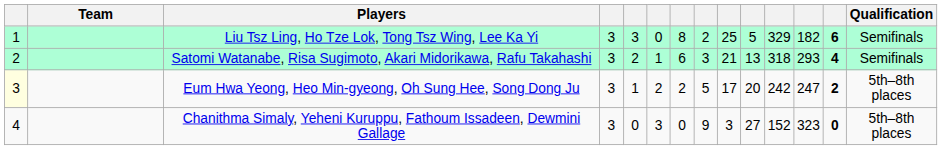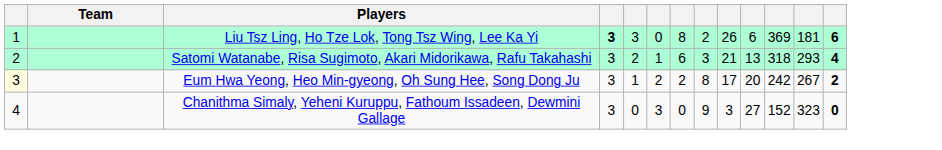- column: (891, 15)
(611, 37) normal -> (611, 37) bold
(729, 37) 25 -> (729, 37) 26
(753, 37) 5 -> (753, 37) 6
(779, 37) 329 -> (779, 37) 369
(808, 37) 182 -> (808, 37) 181
(706, 88) 5 -> (706, 80) 8
(808, 88) 247 -> (808, 80) 267
